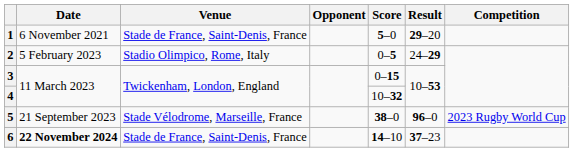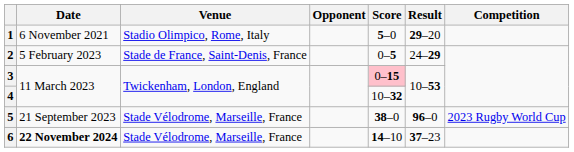(215, 35) Stade de France, Saint-Denis, France -> (196, 35) Stadio Olimpico, Rome, Italy
(196, 55) Stadio Olimpico, Rome, Italy -> (215, 55) Stade de France, Saint-Denis, France
(387, 76) no background -> (387, 76) pink background
(215, 137) Stade de France, Saint-Denis, France -> (213, 137) Stade Vélodrome, Marseille, France
